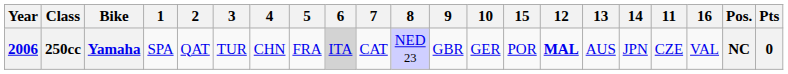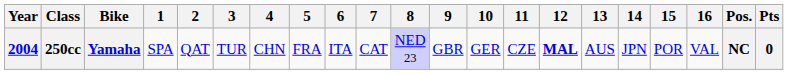columns swapped: (669, 16) <-> (522, 16)
(23, 48) 2006 -> (23, 48) 2004
(341, 48) lightgrey background -> (341, 48) no background
